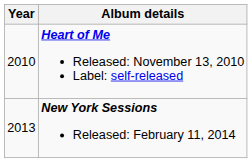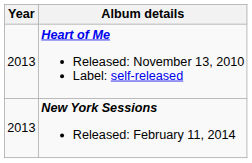(21, 61) 2010 -> (21, 61) 2013
